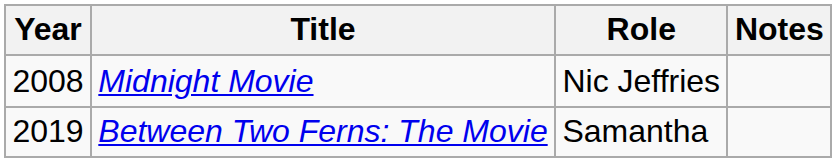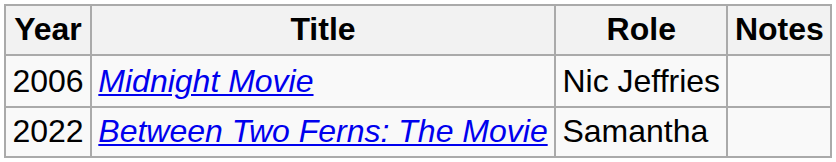(48, 80) 2008 -> (48, 80) 2006
(48, 131) 2019 -> (48, 131) 2022
